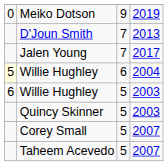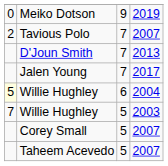+ row: (55, 33)
(11, 92) 6 -> (11, 111) 7
- row: (62, 111)
